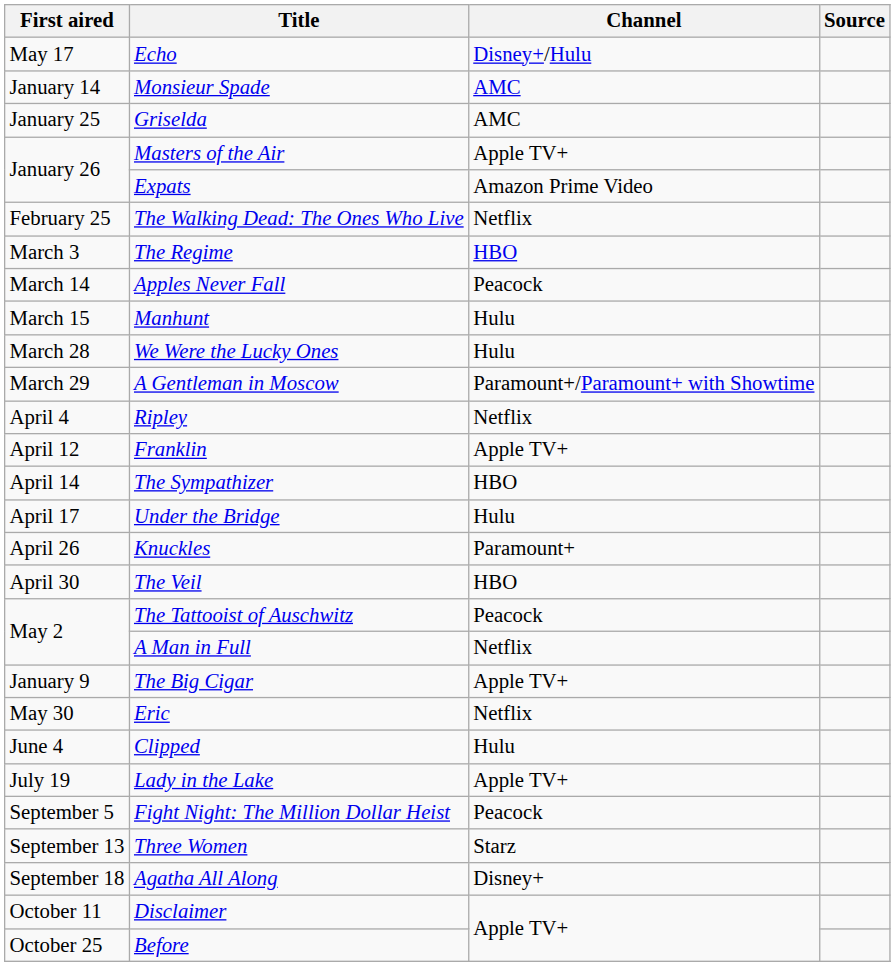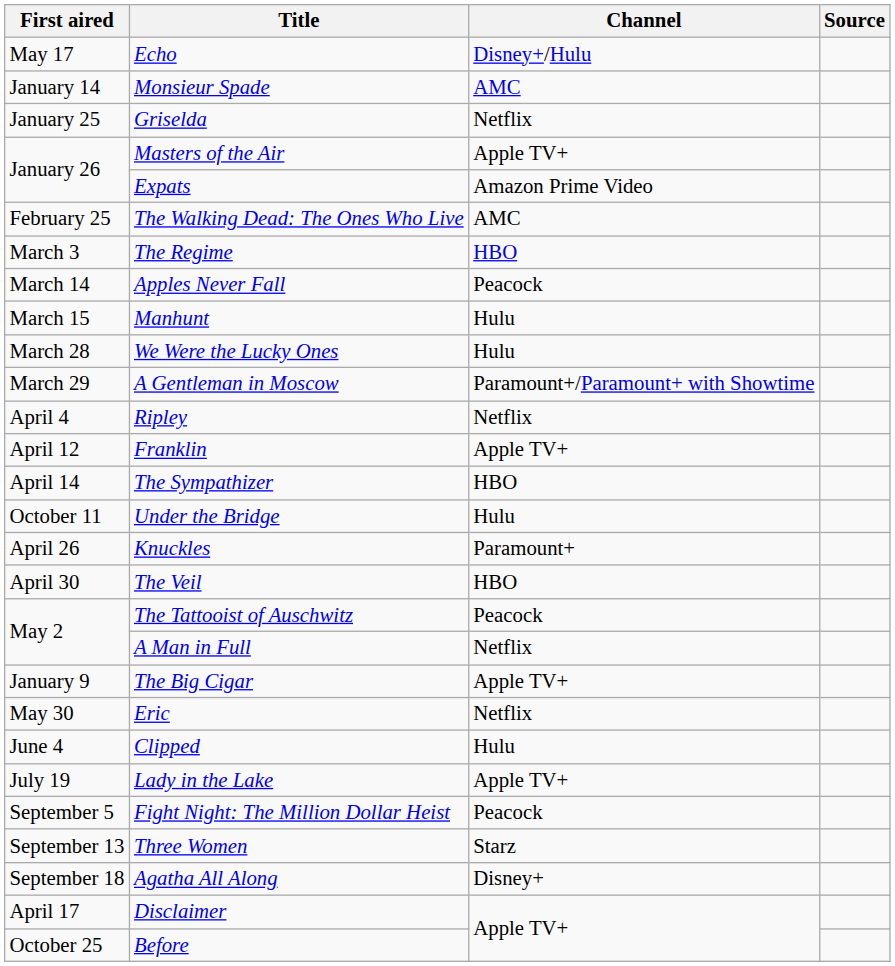(497, 119) AMC -> (503, 119) Netflix
(503, 218) Netflix -> (497, 218) AMC
(44, 515) April 17 -> (56, 515) October 11
(56, 911) October 11 -> (44, 911) April 17
